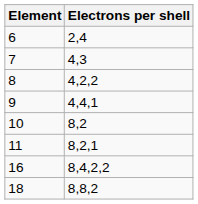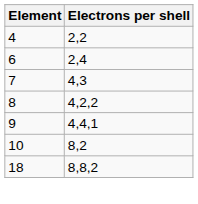+ row: (12, 37)
- row: (15, 145)
- row: (16, 167)
